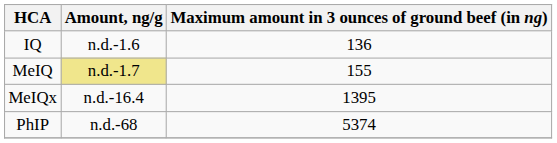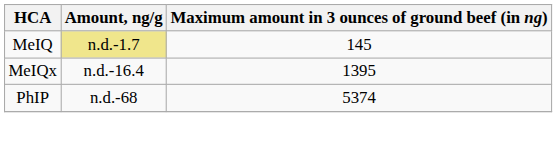- row: (33, 44)
(359, 71) 155 -> (359, 44) 145
